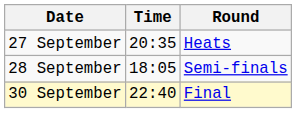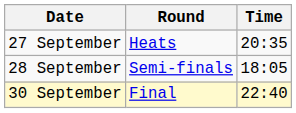columns swapped: (153, 17) <-> (236, 17)
